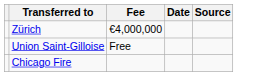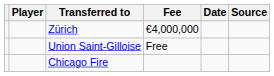+ column: (27, 12)
